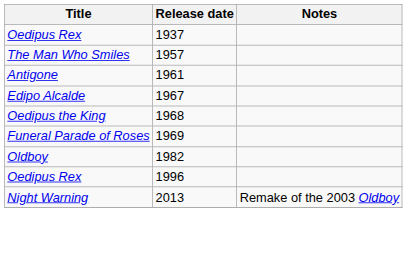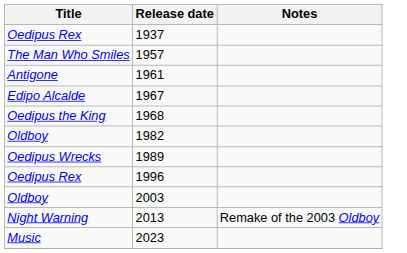- row: (170, 136)
+ row: (150, 156)
+ row: (150, 197)
+ row: (150, 237)
